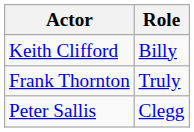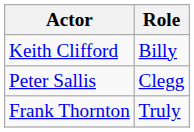rows swapped: (52, 111) <-> (69, 80)
